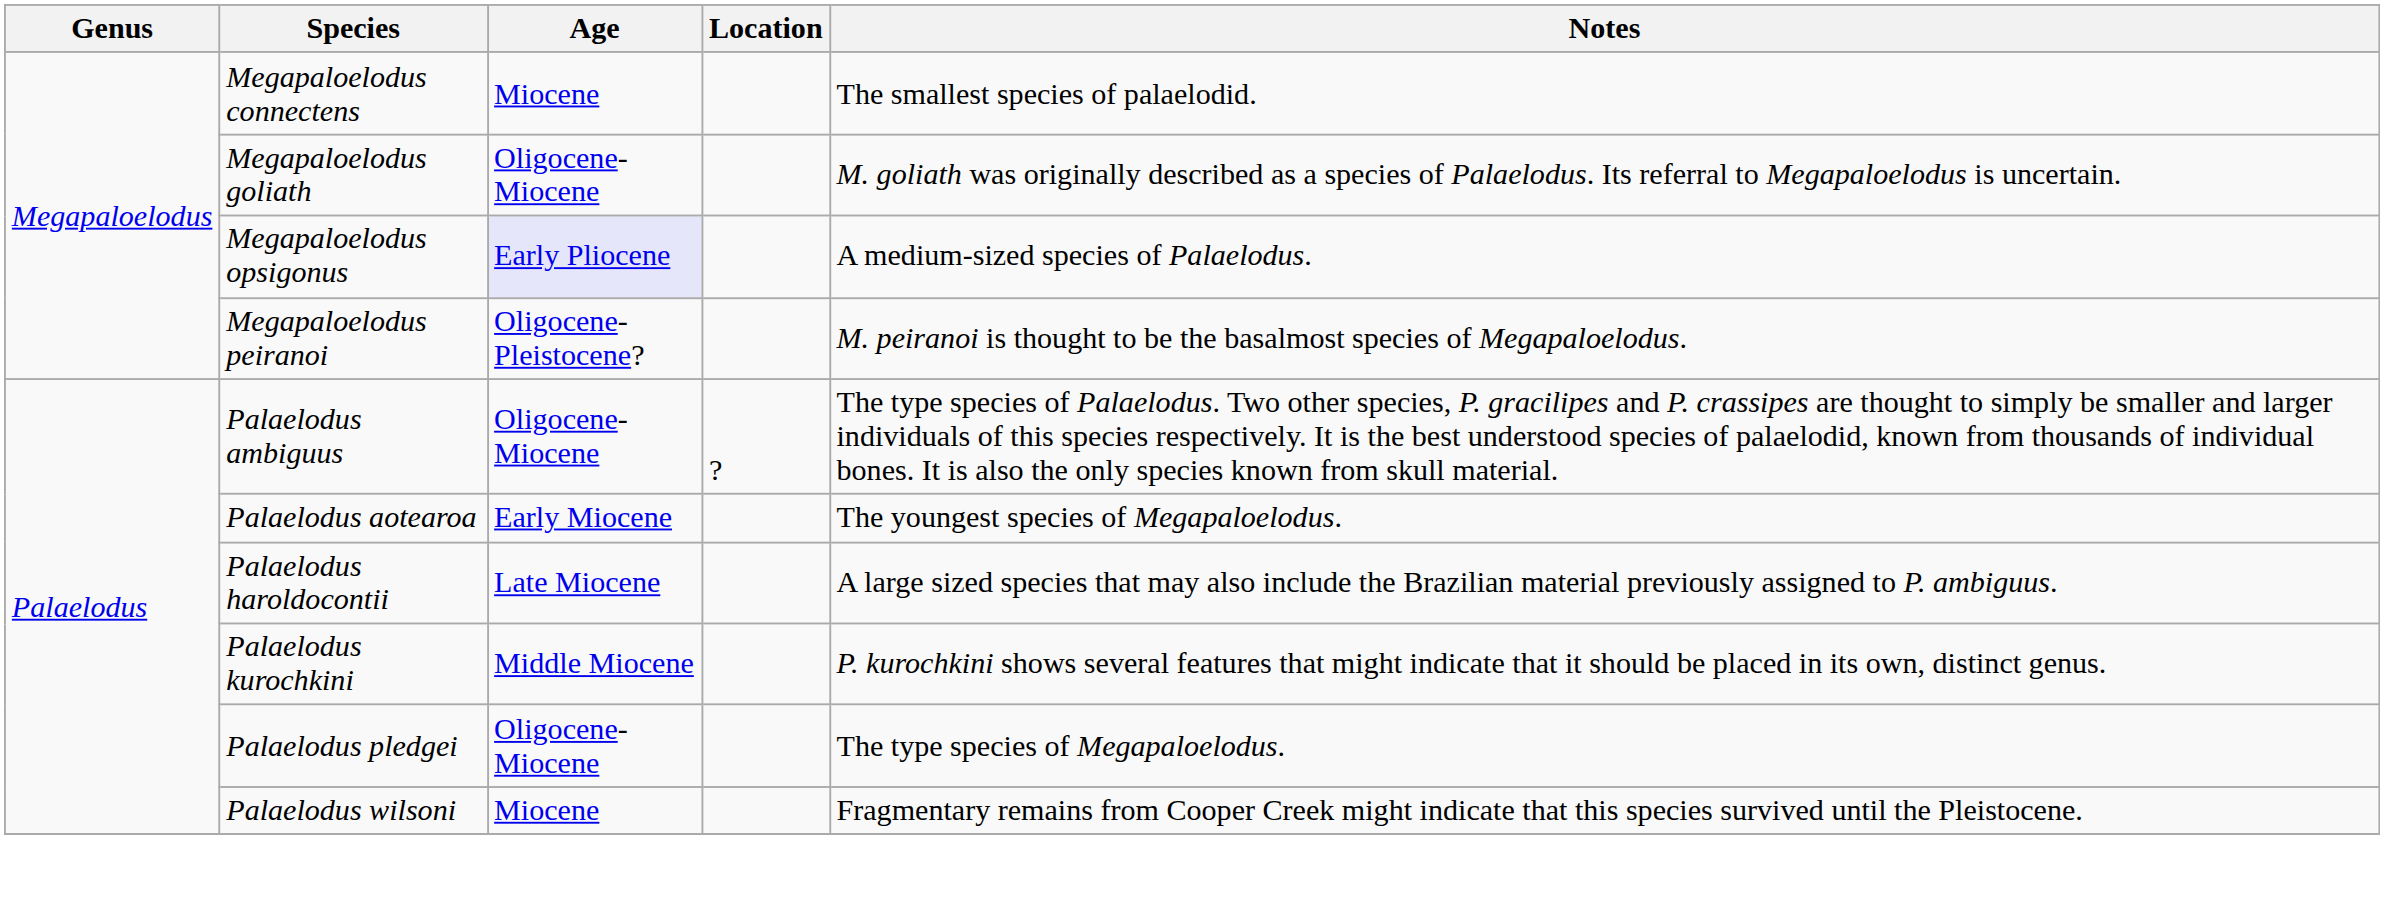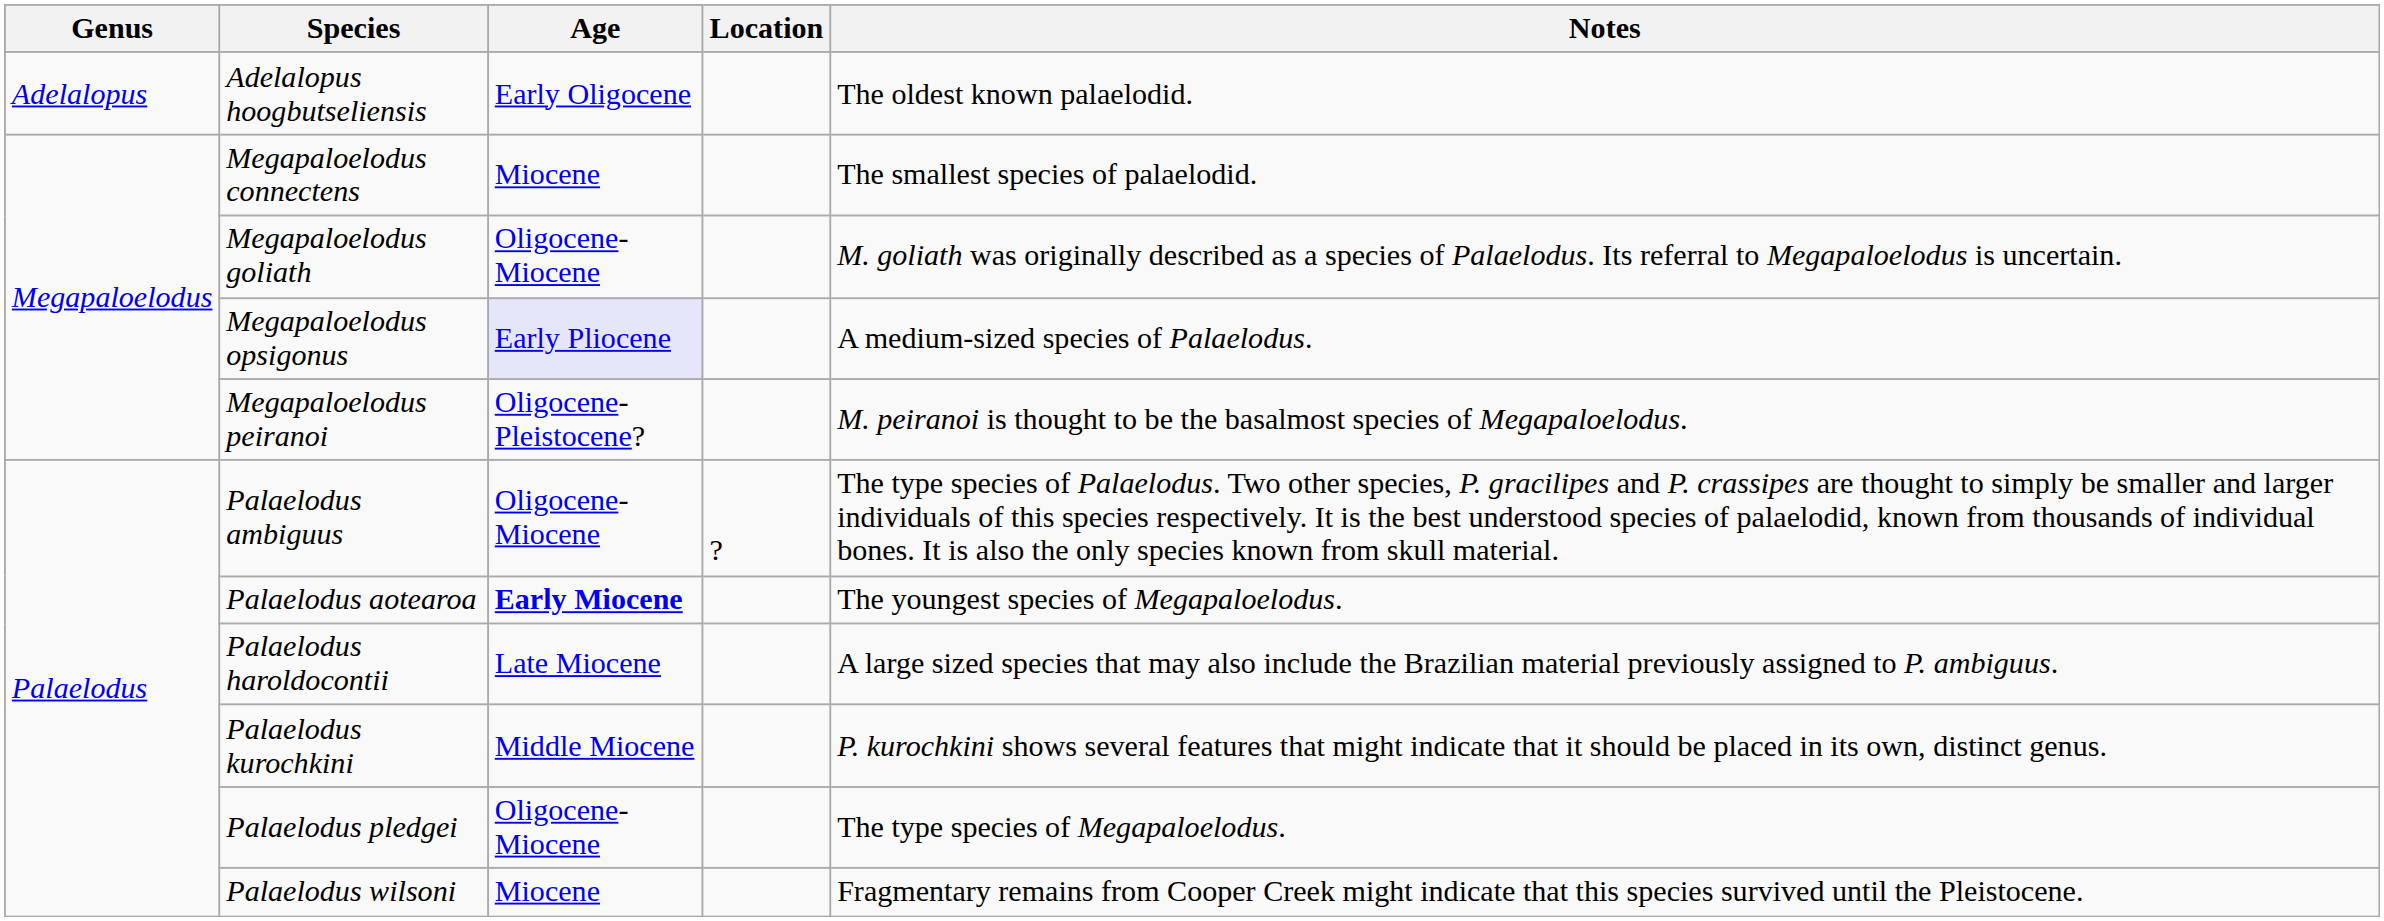+ row: (327, 92)
(583, 517) normal -> (589, 599) bold
